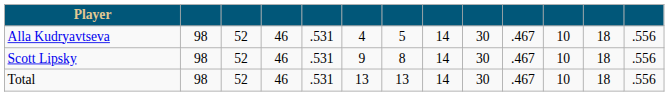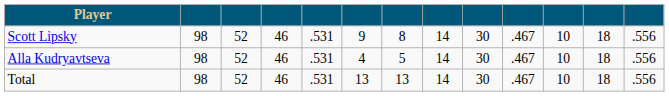rows swapped: (59, 36) <-> (42, 58)
